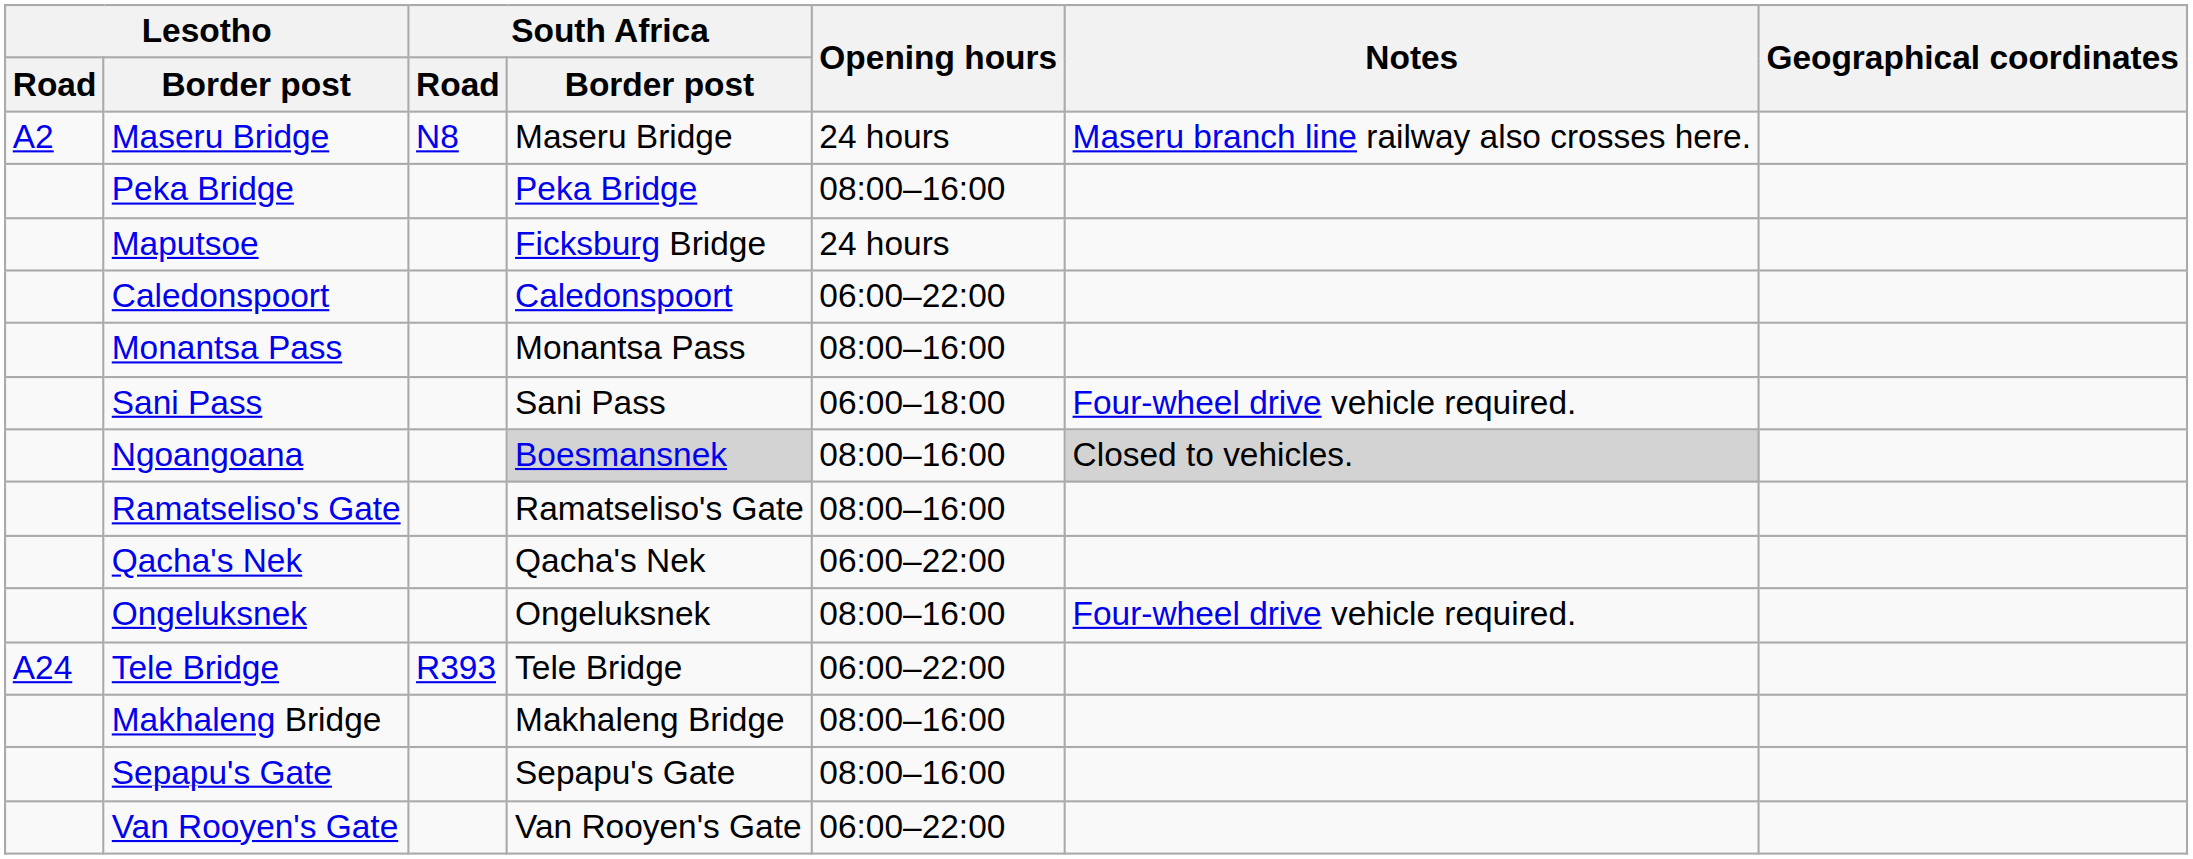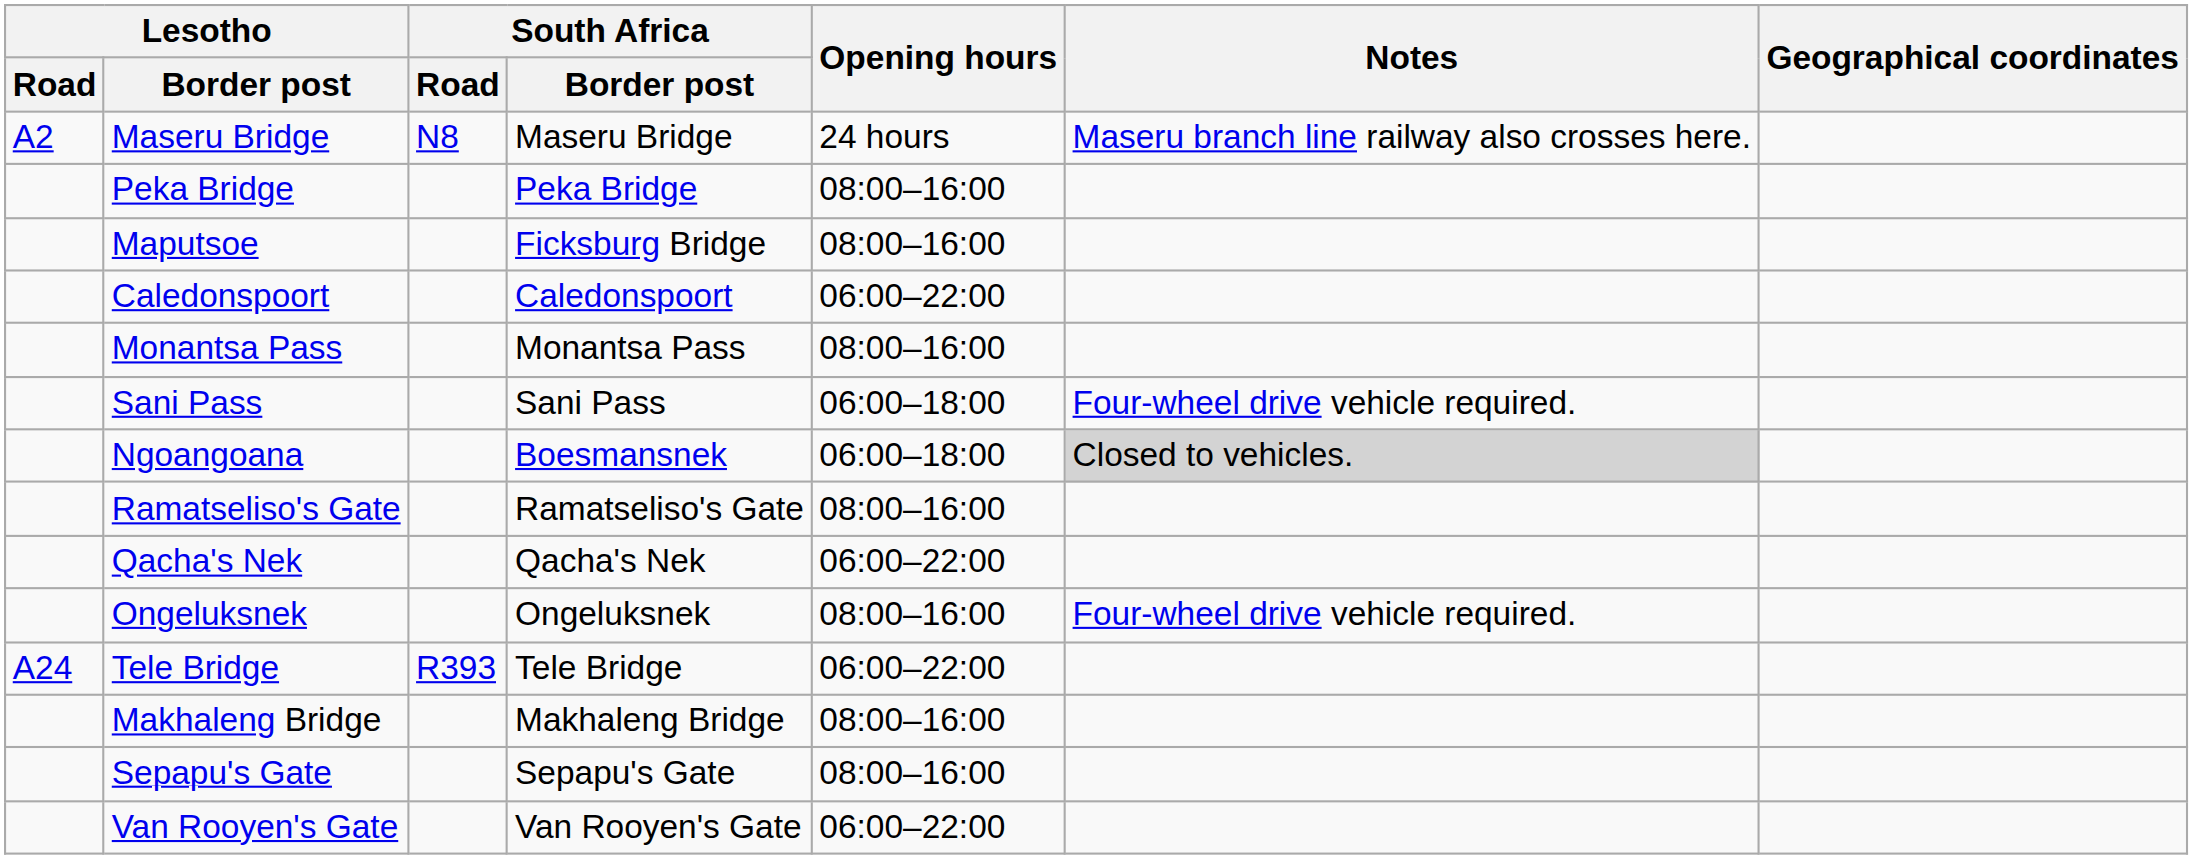(884, 243) 24 hours -> (912, 243) 08:00–16:00
(621, 455) lightgrey background -> (621, 455) no background
(912, 455) 08:00–16:00 -> (912, 455) 06:00–18:00
